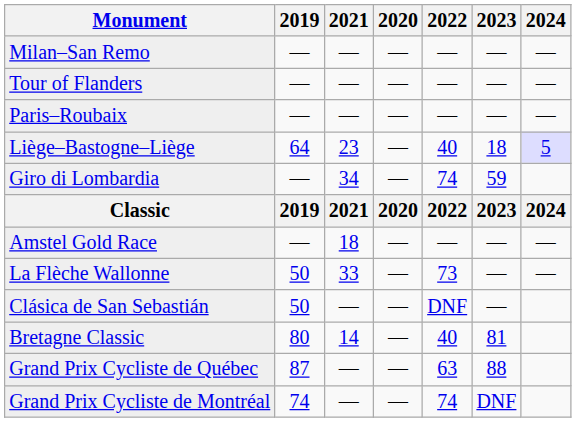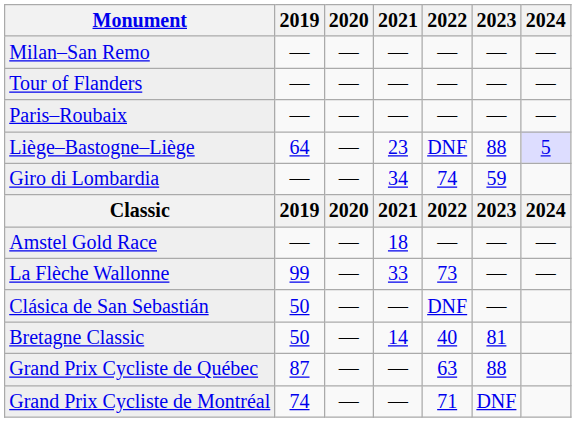columns swapped: (398, 20) <-> (349, 20)
(447, 147) 40 -> (447, 147) DNF
(496, 147) 18 -> (496, 147) 88
(300, 274) 50 -> (300, 274) 99
(300, 337) 80 -> (300, 337) 50
(447, 400) 74 -> (447, 400) 71
